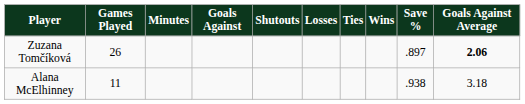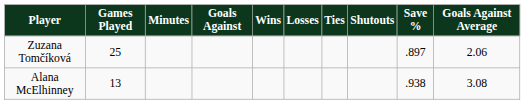columns swapped: (381, 20) <-> (277, 20)
(115, 51) 26 -> (115, 51) 25
(477, 51) bold -> (477, 51) normal
(115, 83) 11 -> (115, 83) 13
(477, 83) 3.18 -> (477, 83) 3.08
